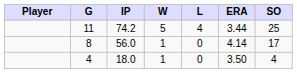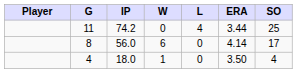(163, 28) 5 -> (163, 28) 0
(163, 44) 1 -> (163, 44) 6
